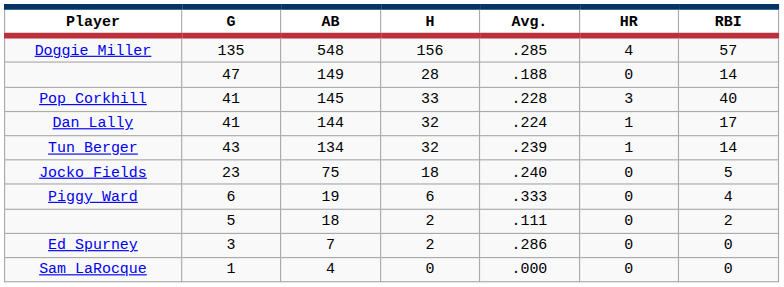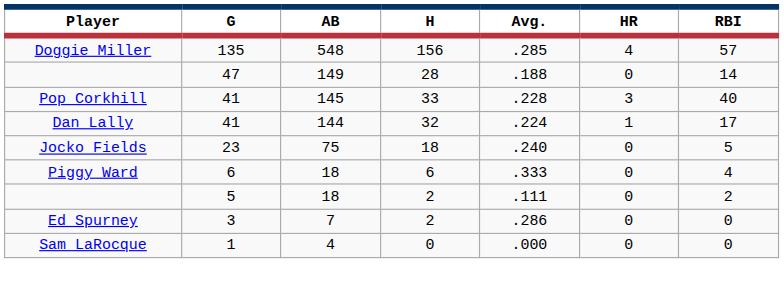- row: (93, 148)
(331, 197) 19 -> (331, 172) 18
